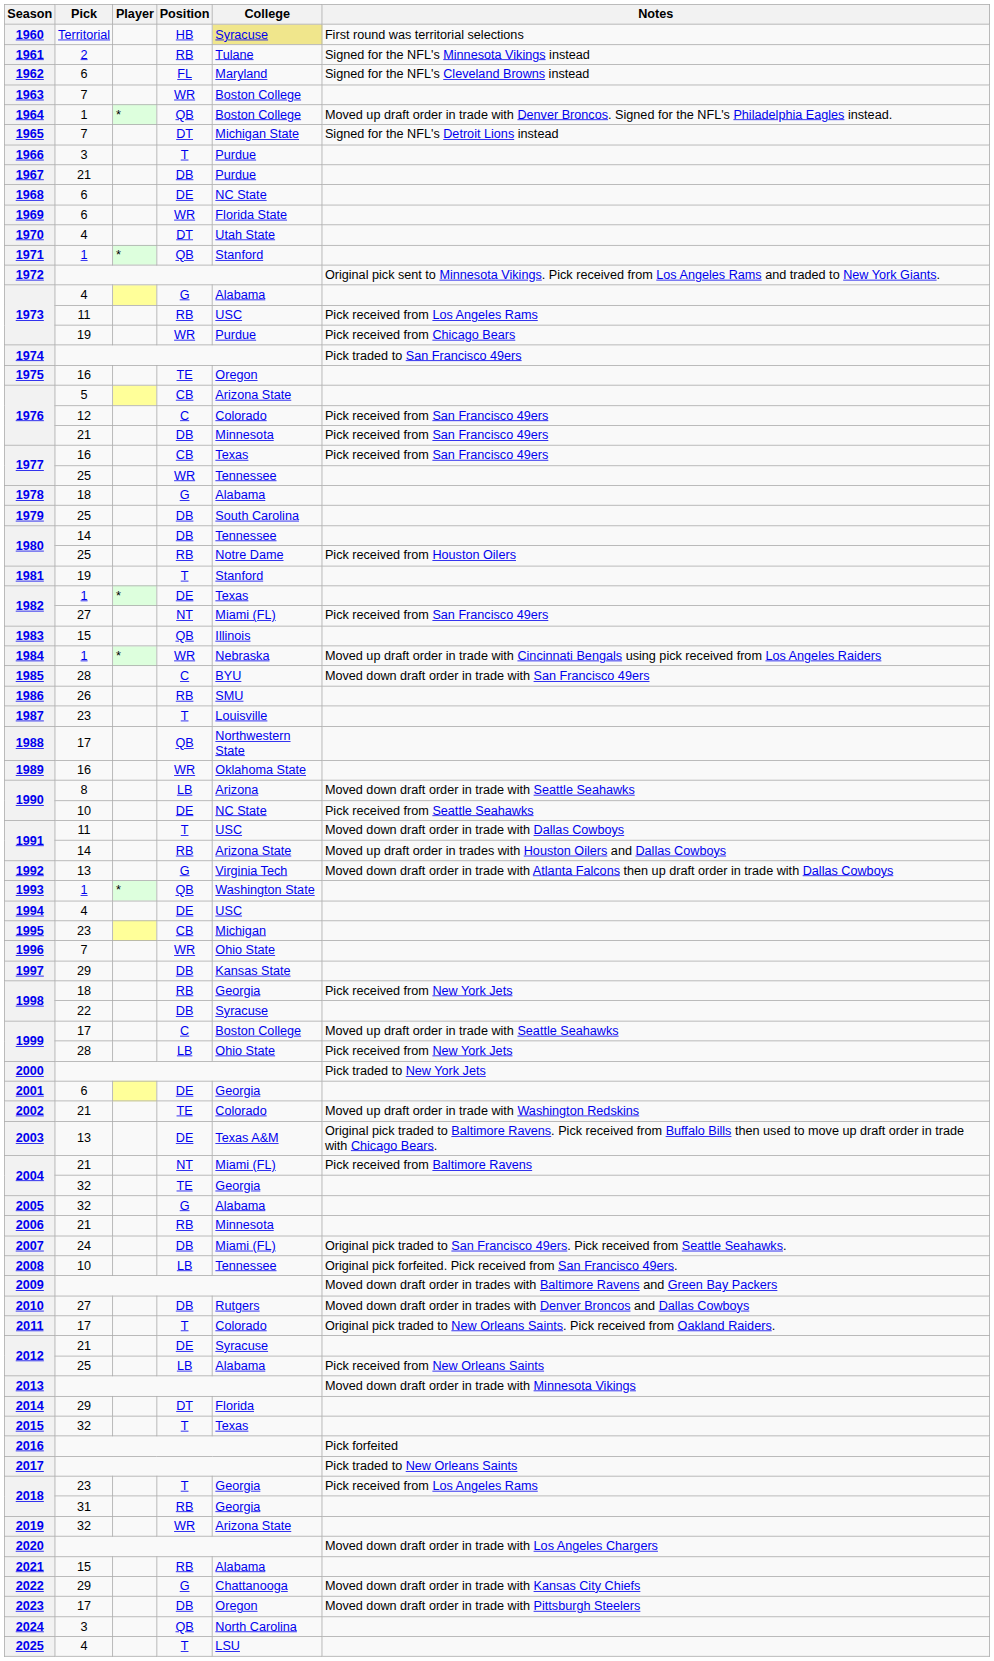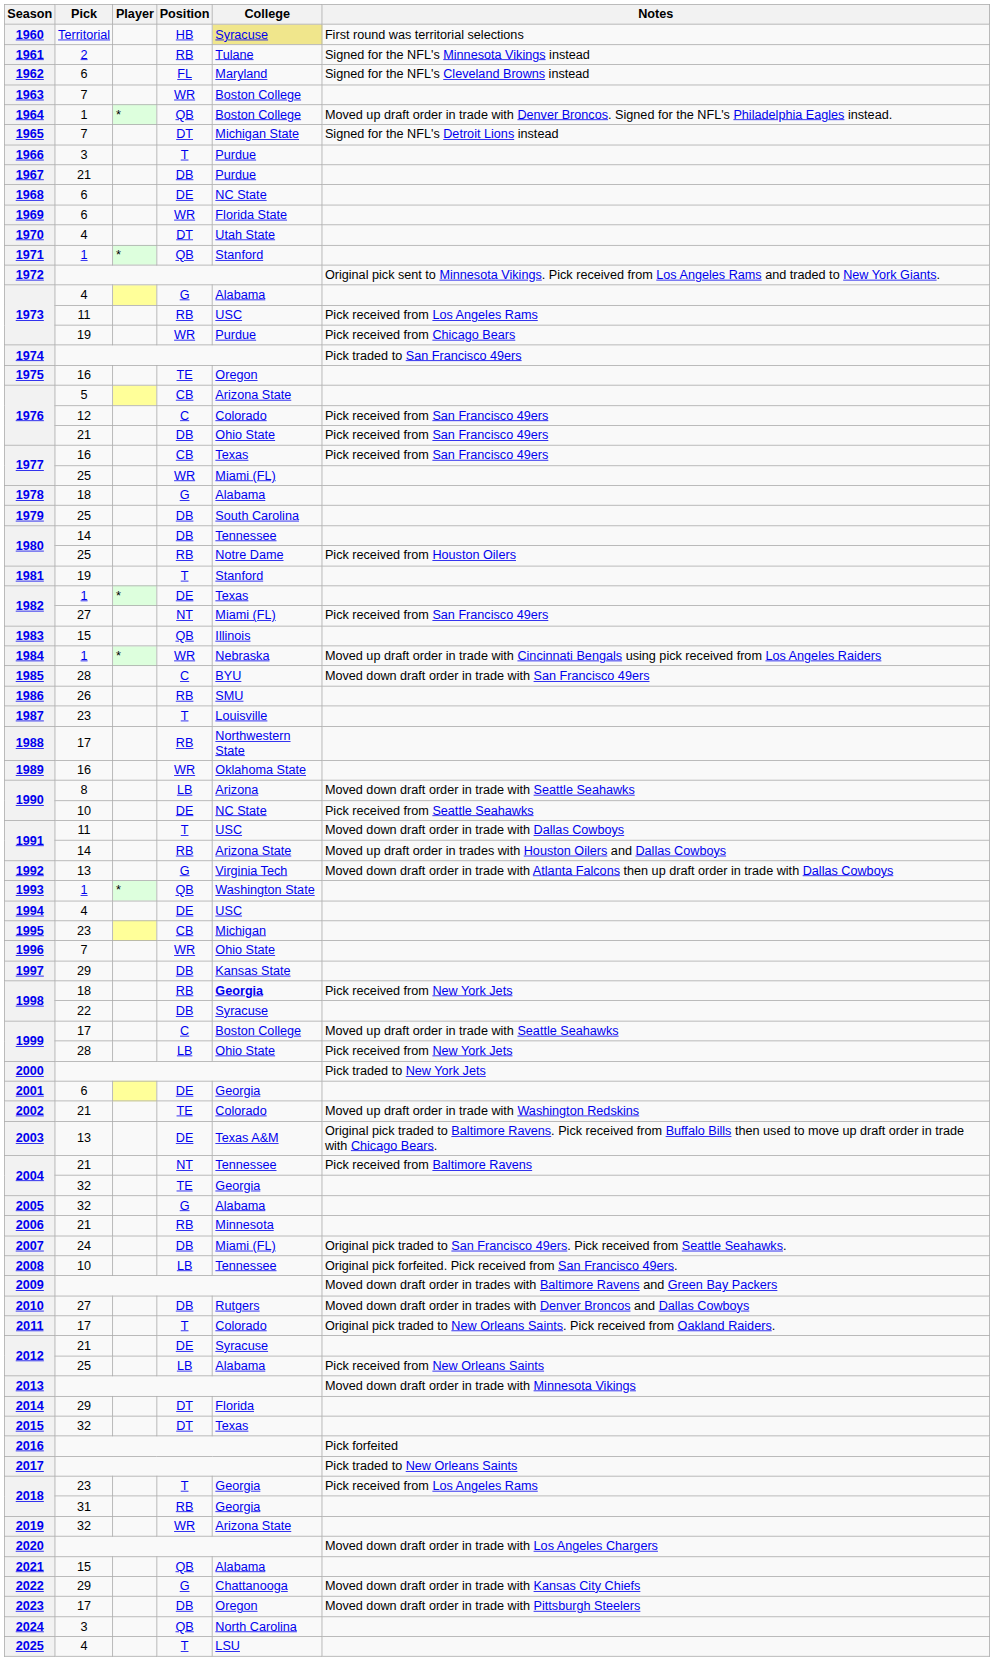(245, 435) Minnesota -> (245, 435) Ohio State
(246, 475) Tennessee -> (246, 475) Miami (FL)
(185, 743) QB -> (185, 743) RB
(238, 990) normal -> (239, 990) bold
(246, 1165) Miami (FL) -> (246, 1165) Tennessee
(185, 1426) T -> (185, 1426) DT
(185, 1566) RB -> (185, 1566) QB
